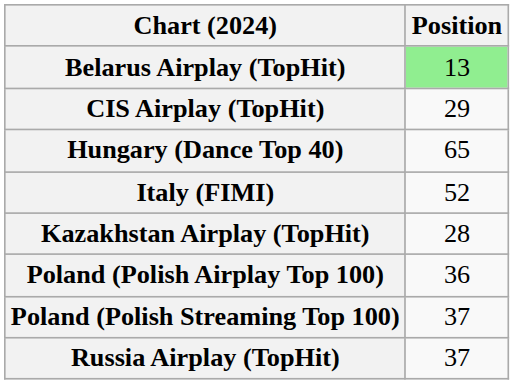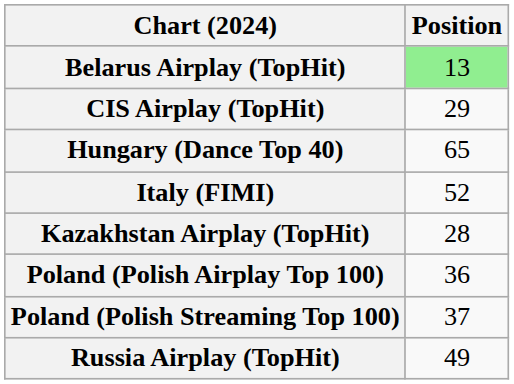(457, 358) 37 -> (457, 358) 49
